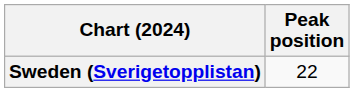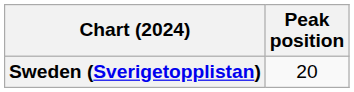(307, 71) 22 -> (307, 71) 20
